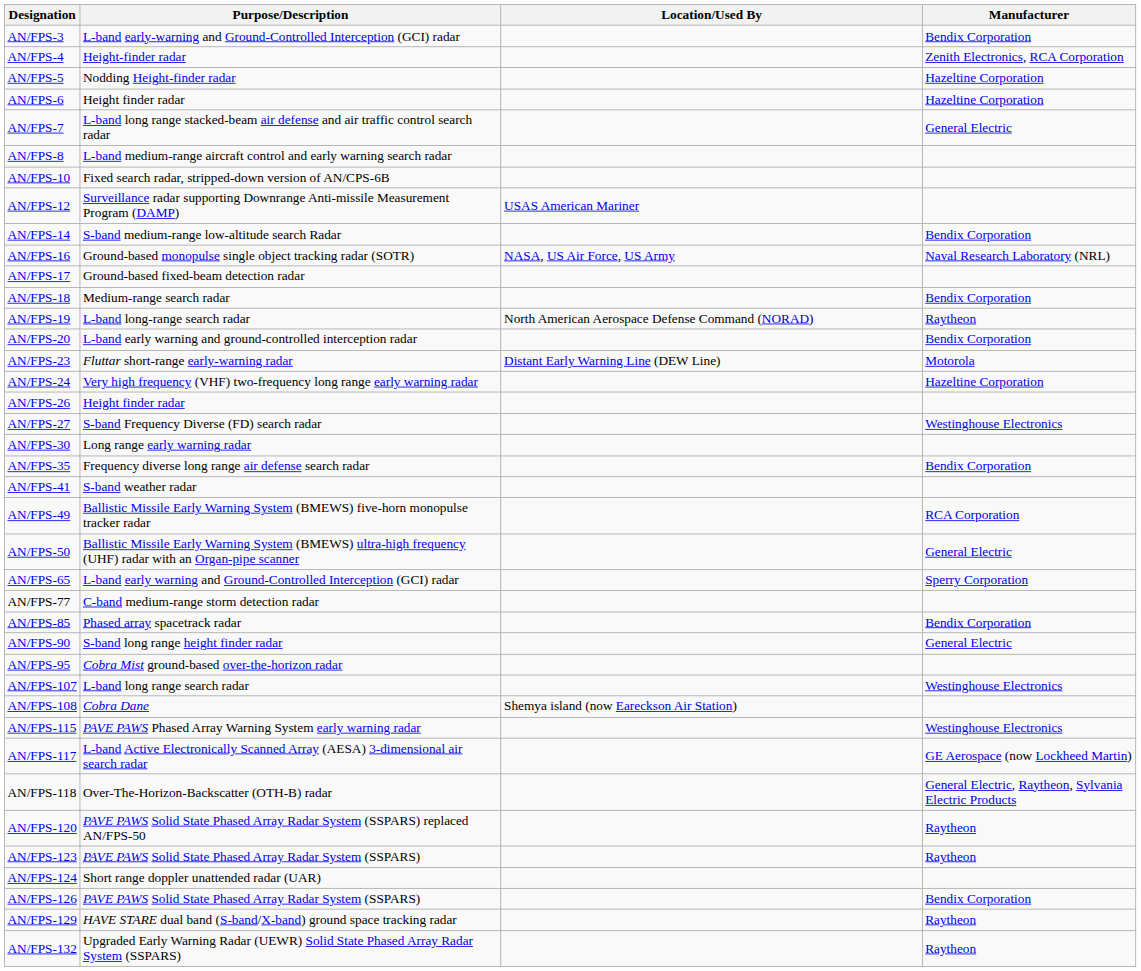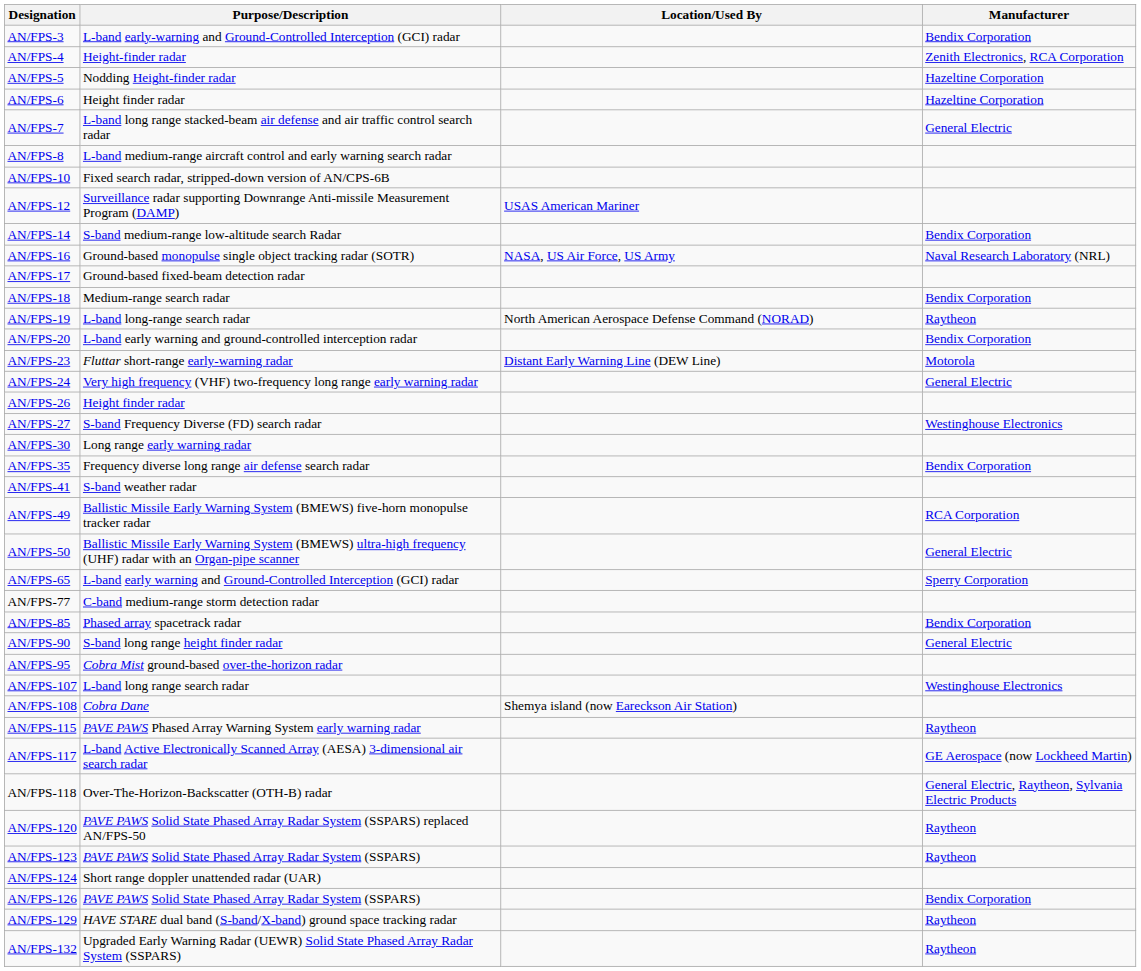(984, 381) Hazeltine Corporation -> (969, 381) General Electric
(994, 727) Westinghouse Electronics -> (951, 727) Raytheon
